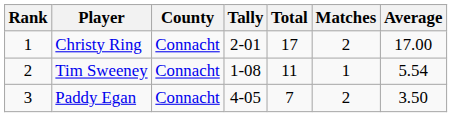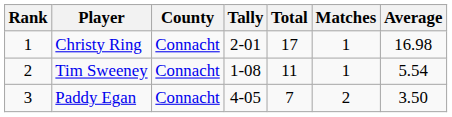(346, 44) 2 -> (346, 44) 1
(413, 44) 17.00 -> (413, 44) 16.98
